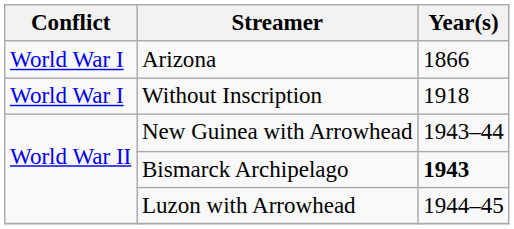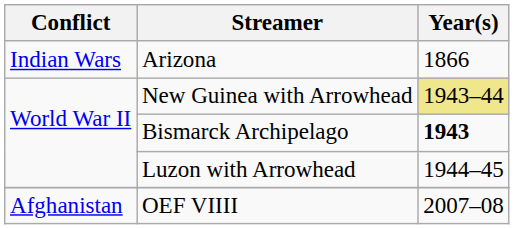(67, 59) World War I -> (66, 59) Indian Wars
- row: (232, 95)
(464, 132) no background -> (464, 95) khaki background
+ row: (190, 205)
